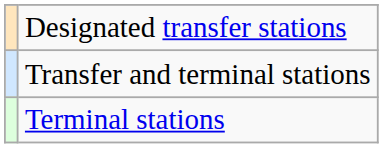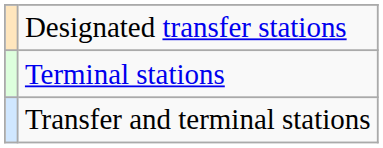rows swapped: (125, 119) <-> (198, 73)
